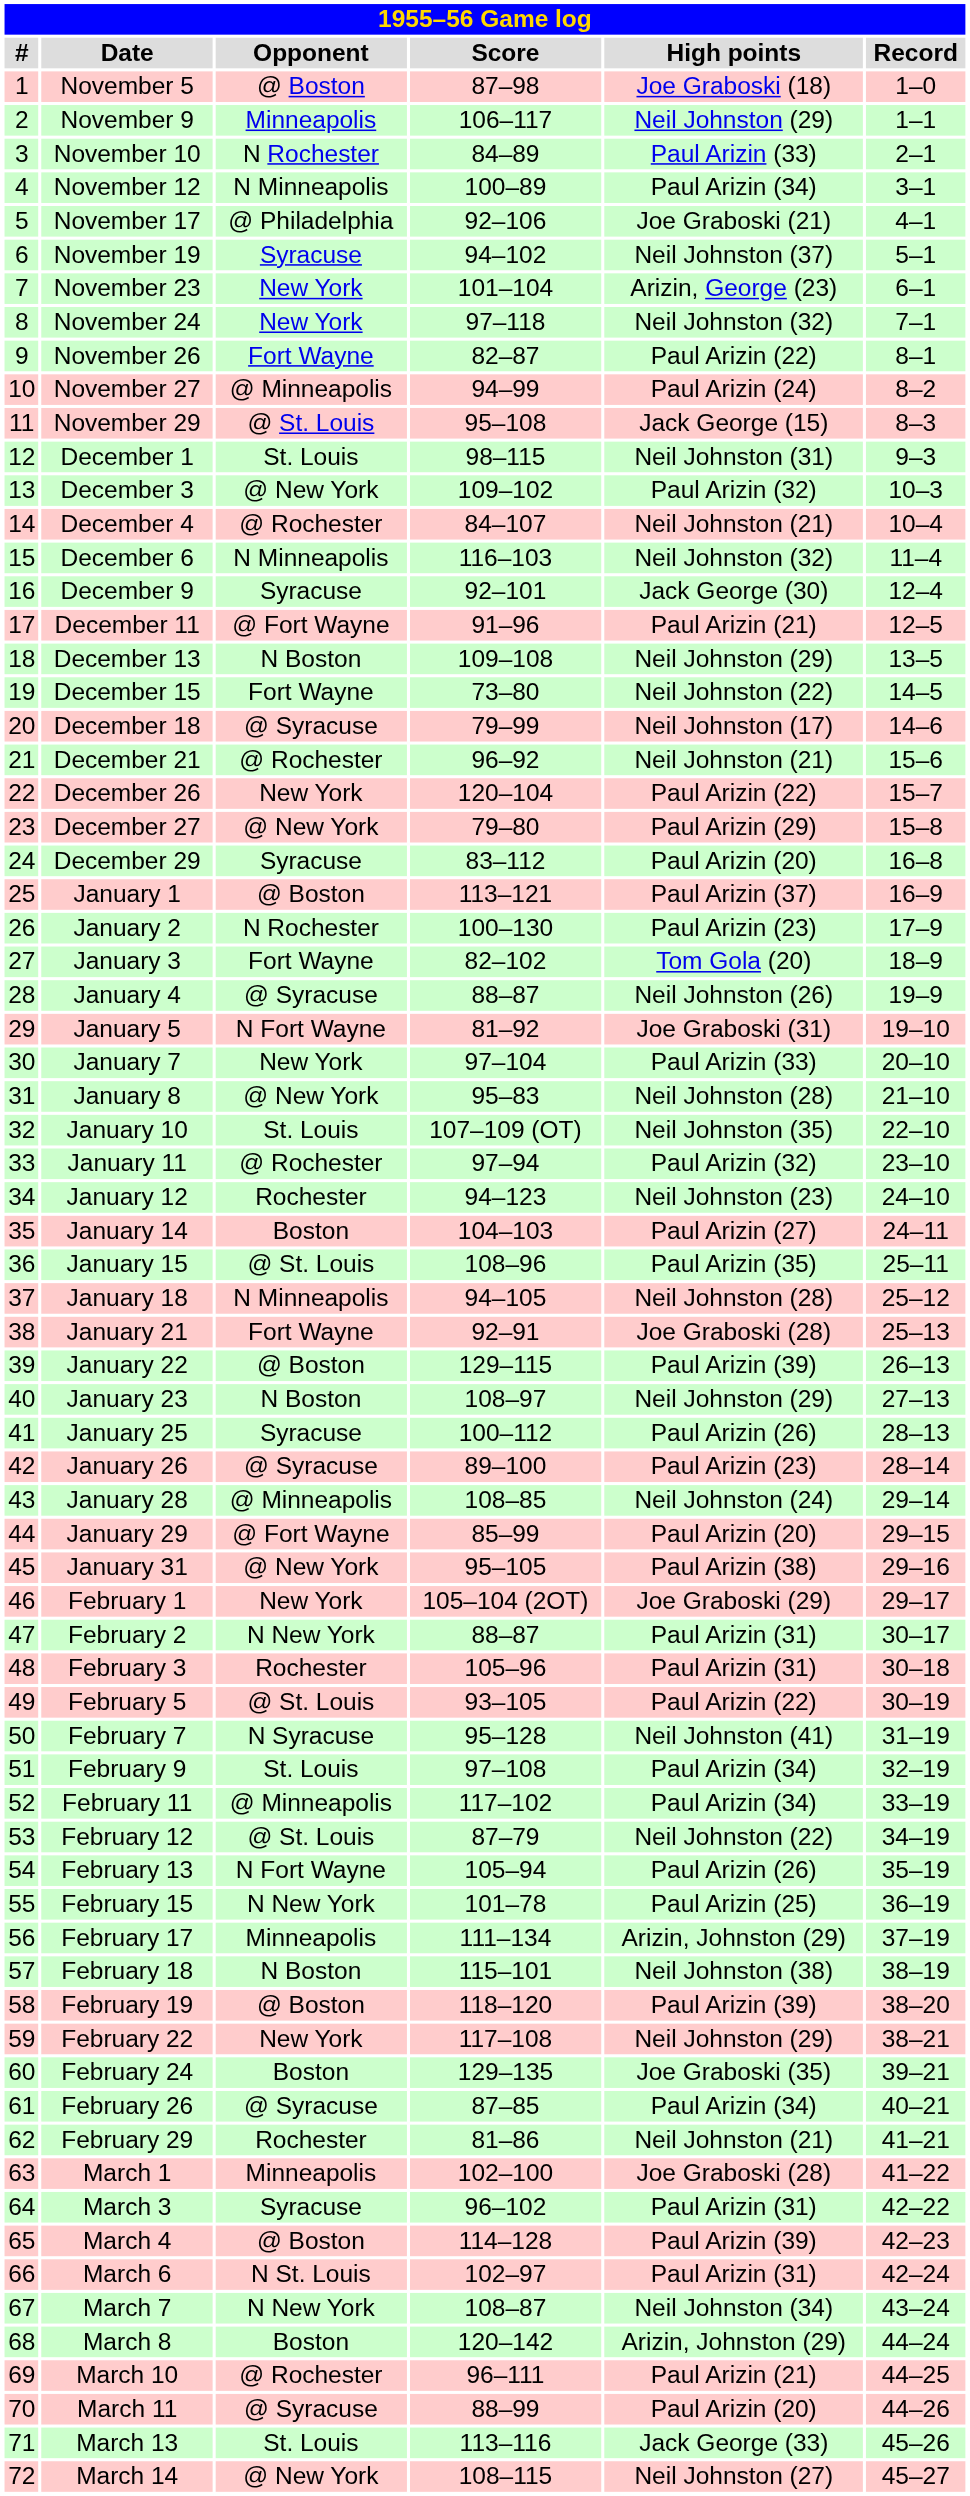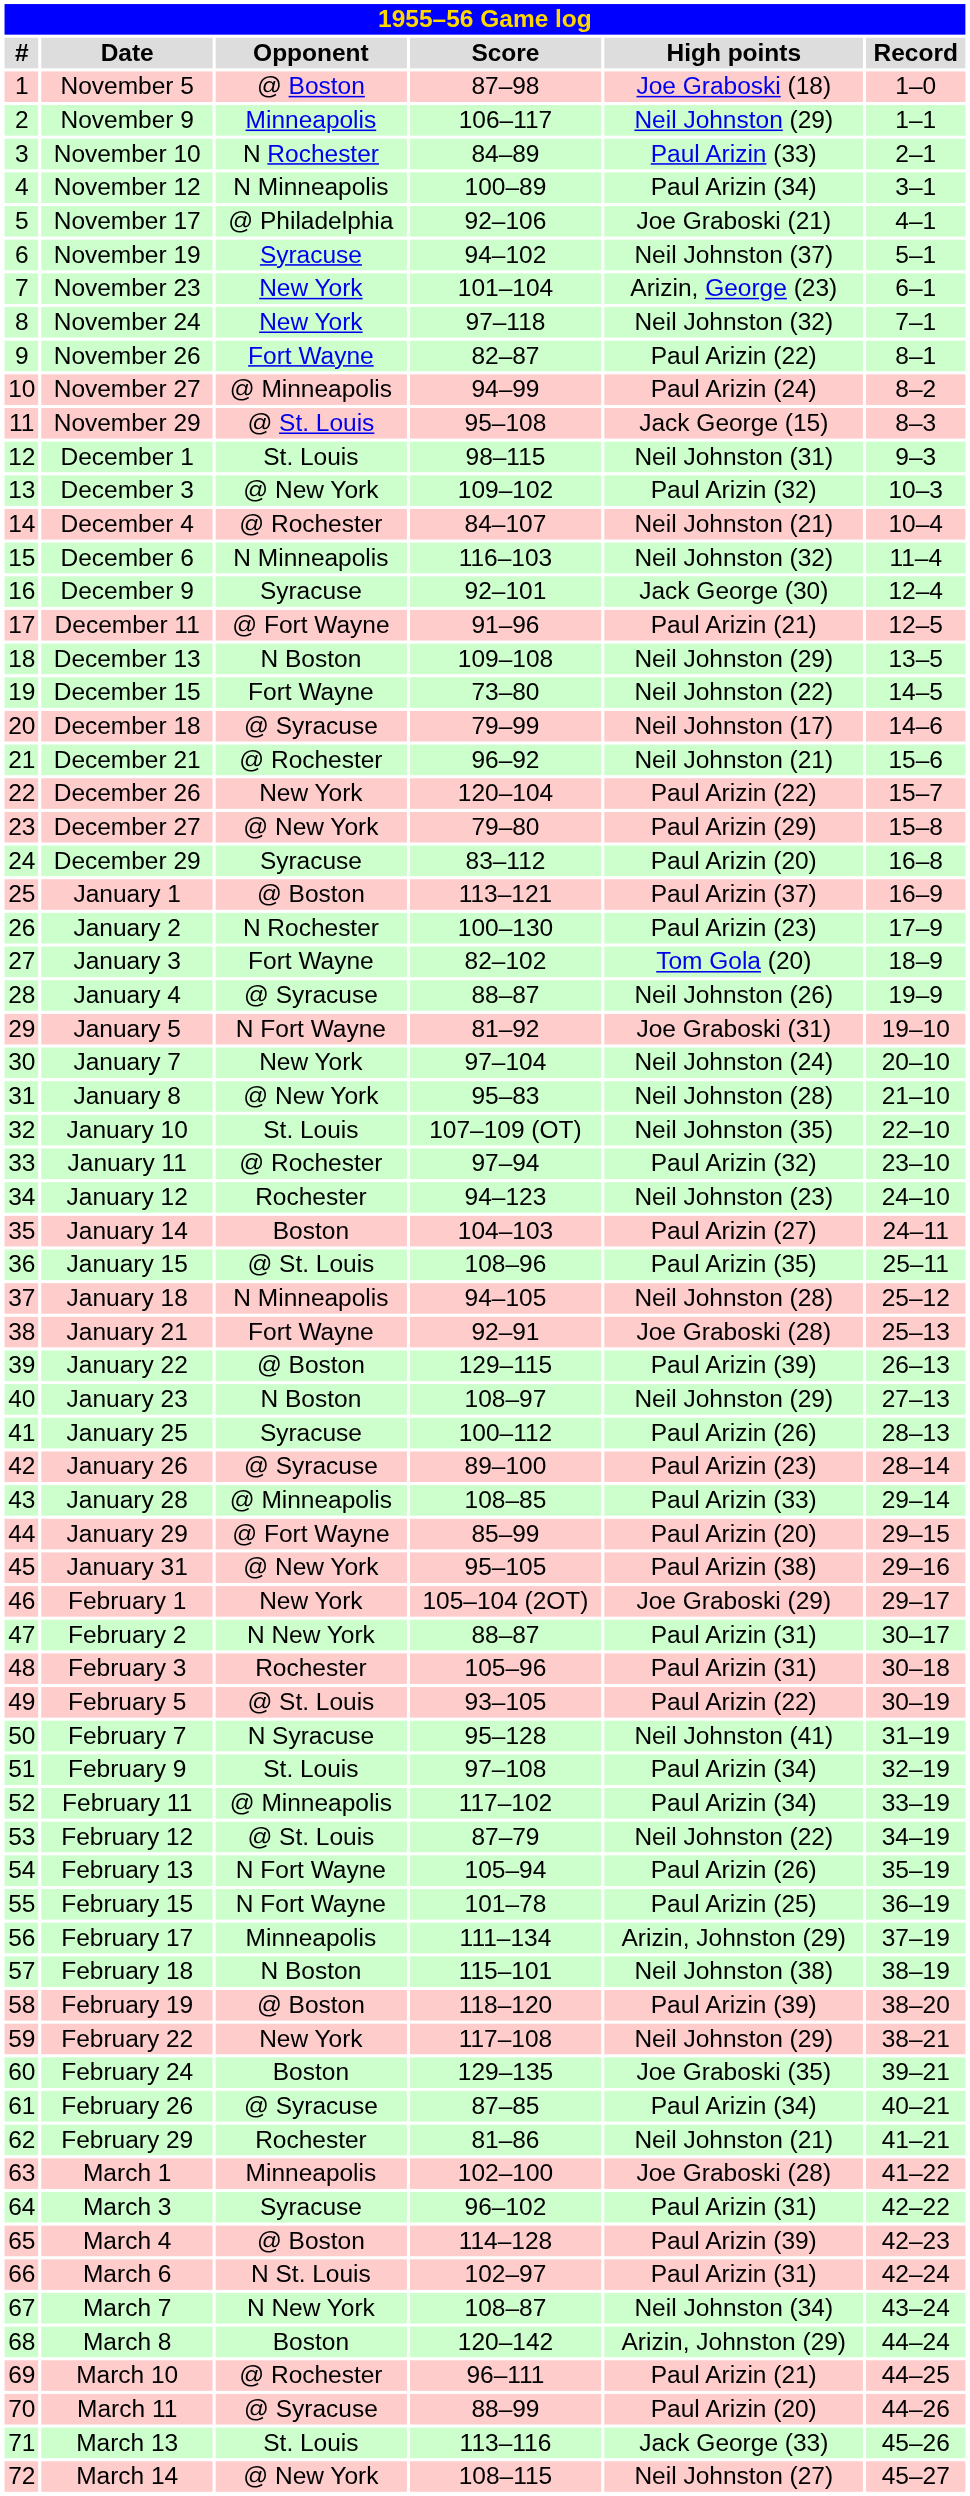(734, 1062) Paul Arizin (33) -> (734, 1062) Neil Johnston (24)
(734, 1500) Neil Johnston (24) -> (734, 1500) Paul Arizin (33)
(311, 1904) N New York -> (311, 1904) N Fort Wayne
